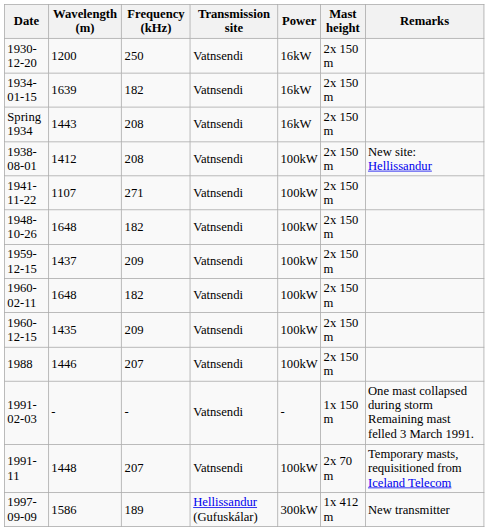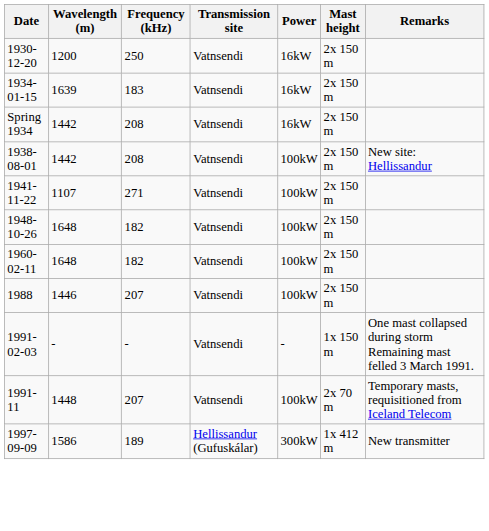(134, 90) 182 -> (134, 90) 183
(64, 124) 1443 -> (64, 124) 1442
(64, 158) 1412 -> (64, 158) 1442
- row: (22, 261)
- row: (22, 330)
